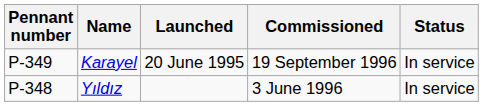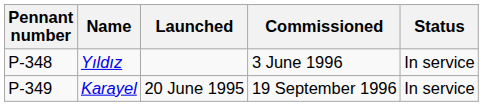rows swapped: (102, 88) <-> (109, 62)
